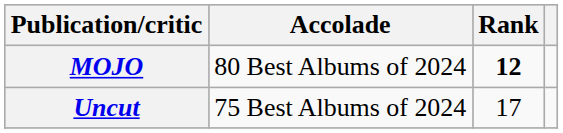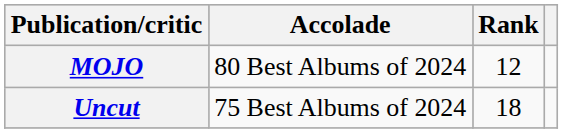(508, 66) bold -> (508, 66) normal
(508, 107) 17 -> (508, 107) 18
